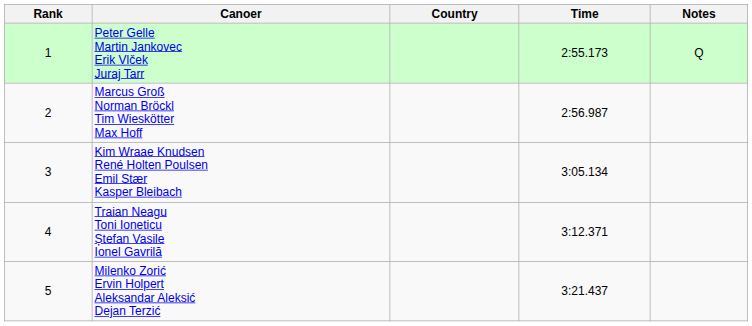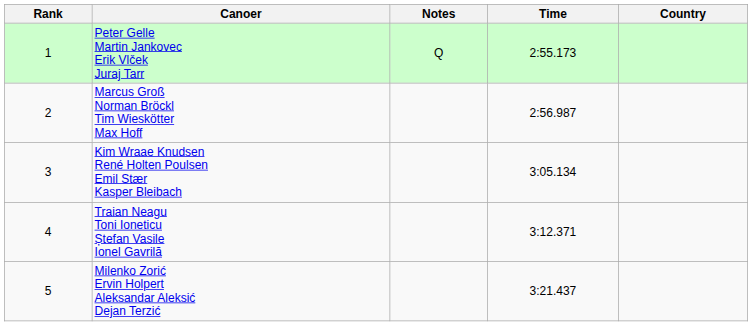columns swapped: (455, 14) <-> (699, 14)
